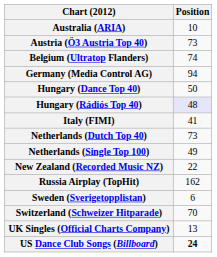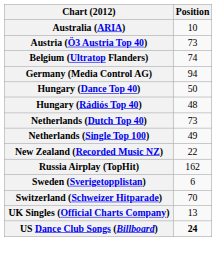(193, 105) lavender background -> (193, 105) no background
- row: (89, 120)
